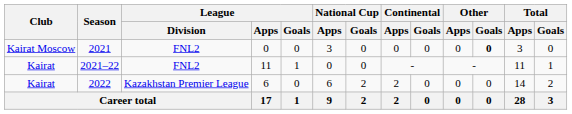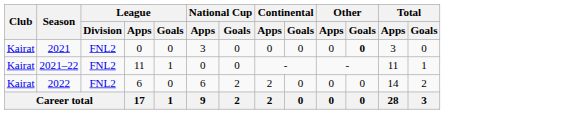(41, 48) Kairat Moscow -> (21, 48) Kairat
(186, 83) Kazakhstan Premier League -> (103, 83) FNL2
